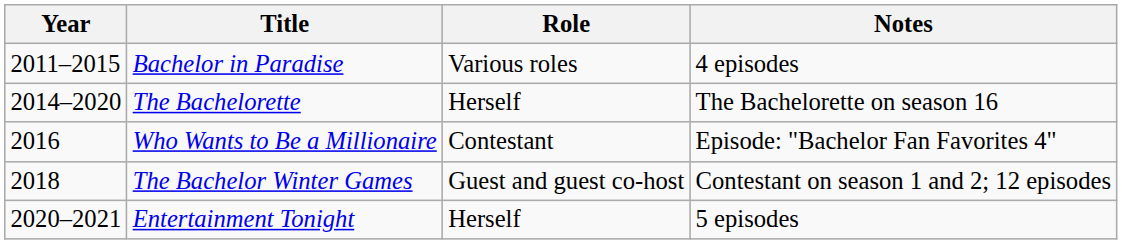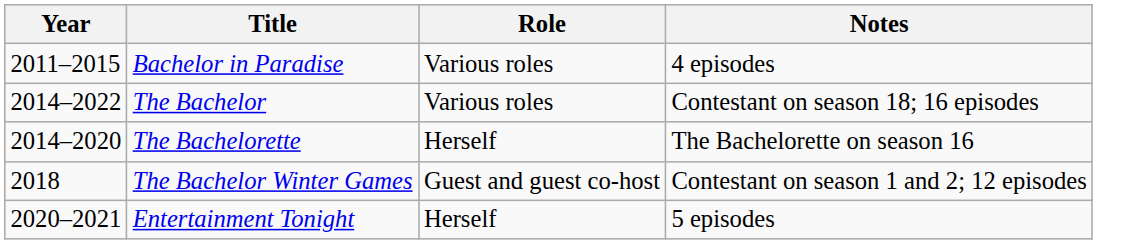+ row: (199, 102)
- row: (285, 141)
